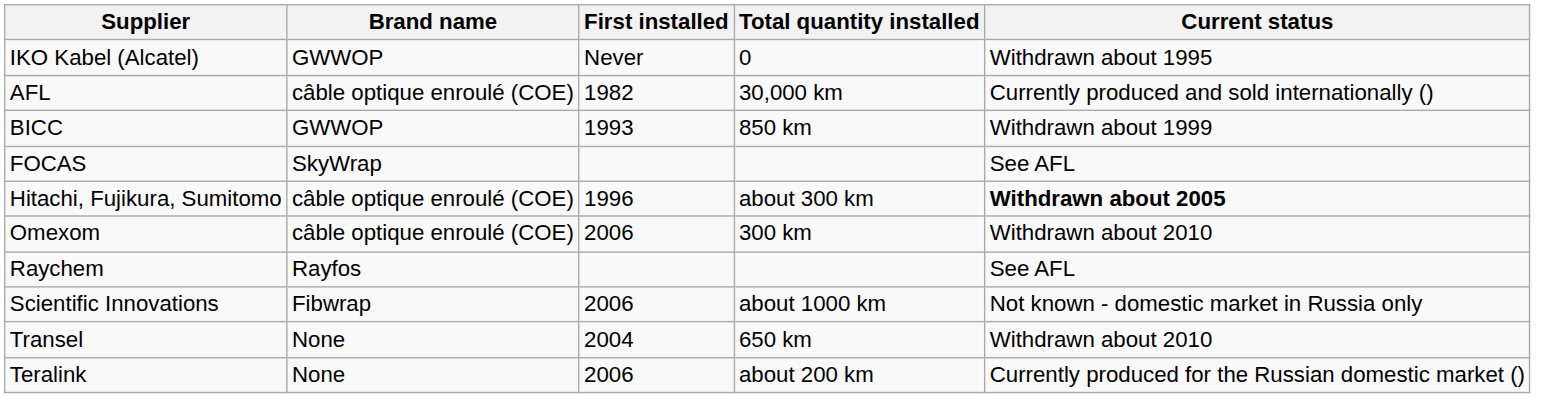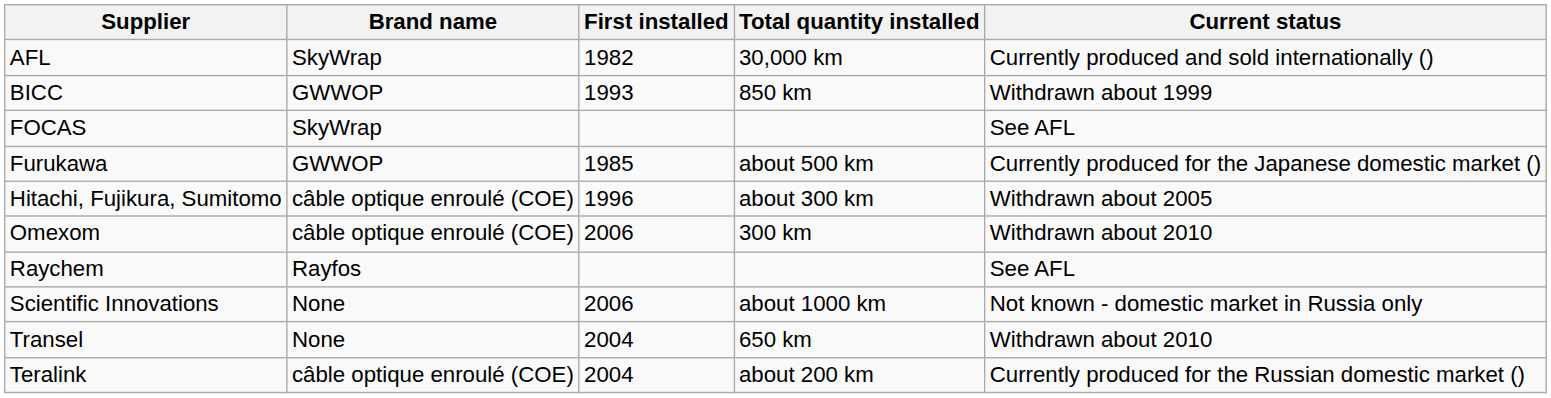- row: (104, 57)
(433, 92) câble optique enroulé (COE) -> (337, 57) SkyWrap
+ row: (59, 163)
(1108, 198) bold -> (1101, 198) normal
(332, 304) Fibwrap -> (319, 304) None
(319, 374) None -> (433, 374) câble optique enroulé (COE)
(609, 374) 2006 -> (609, 374) 2004
